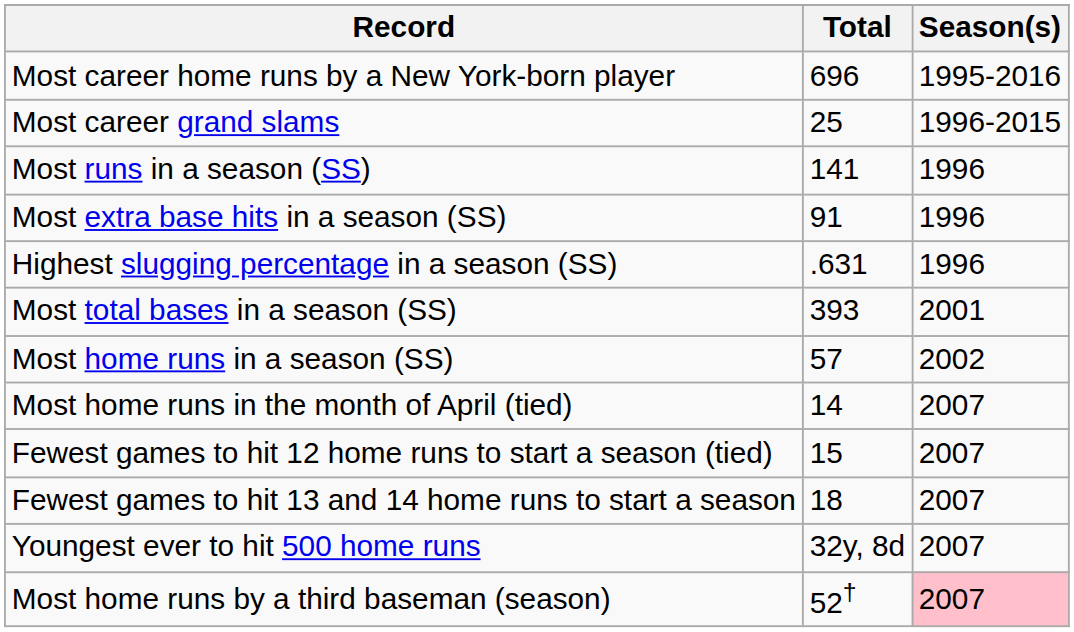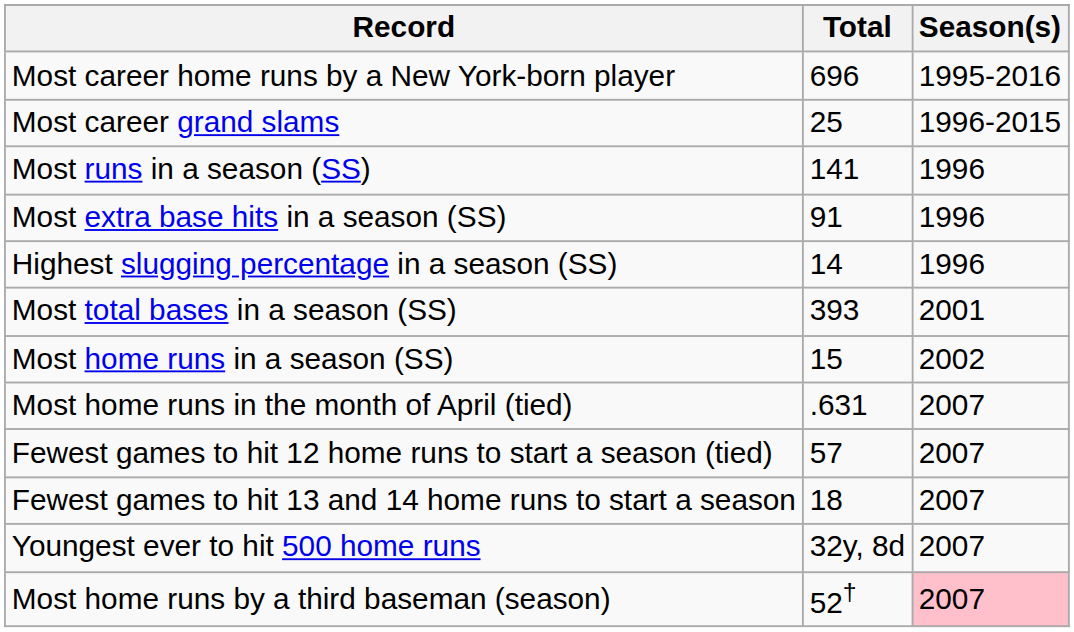(839, 264) .631 -> (826, 264) 14
(826, 358) 57 -> (826, 358) 15
(826, 405) 14 -> (839, 405) .631
(826, 452) 15 -> (826, 452) 57
